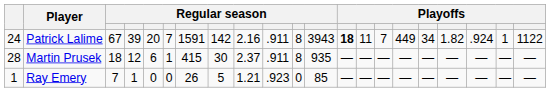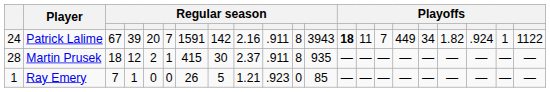(153, 58) 6 -> (153, 58) 2
